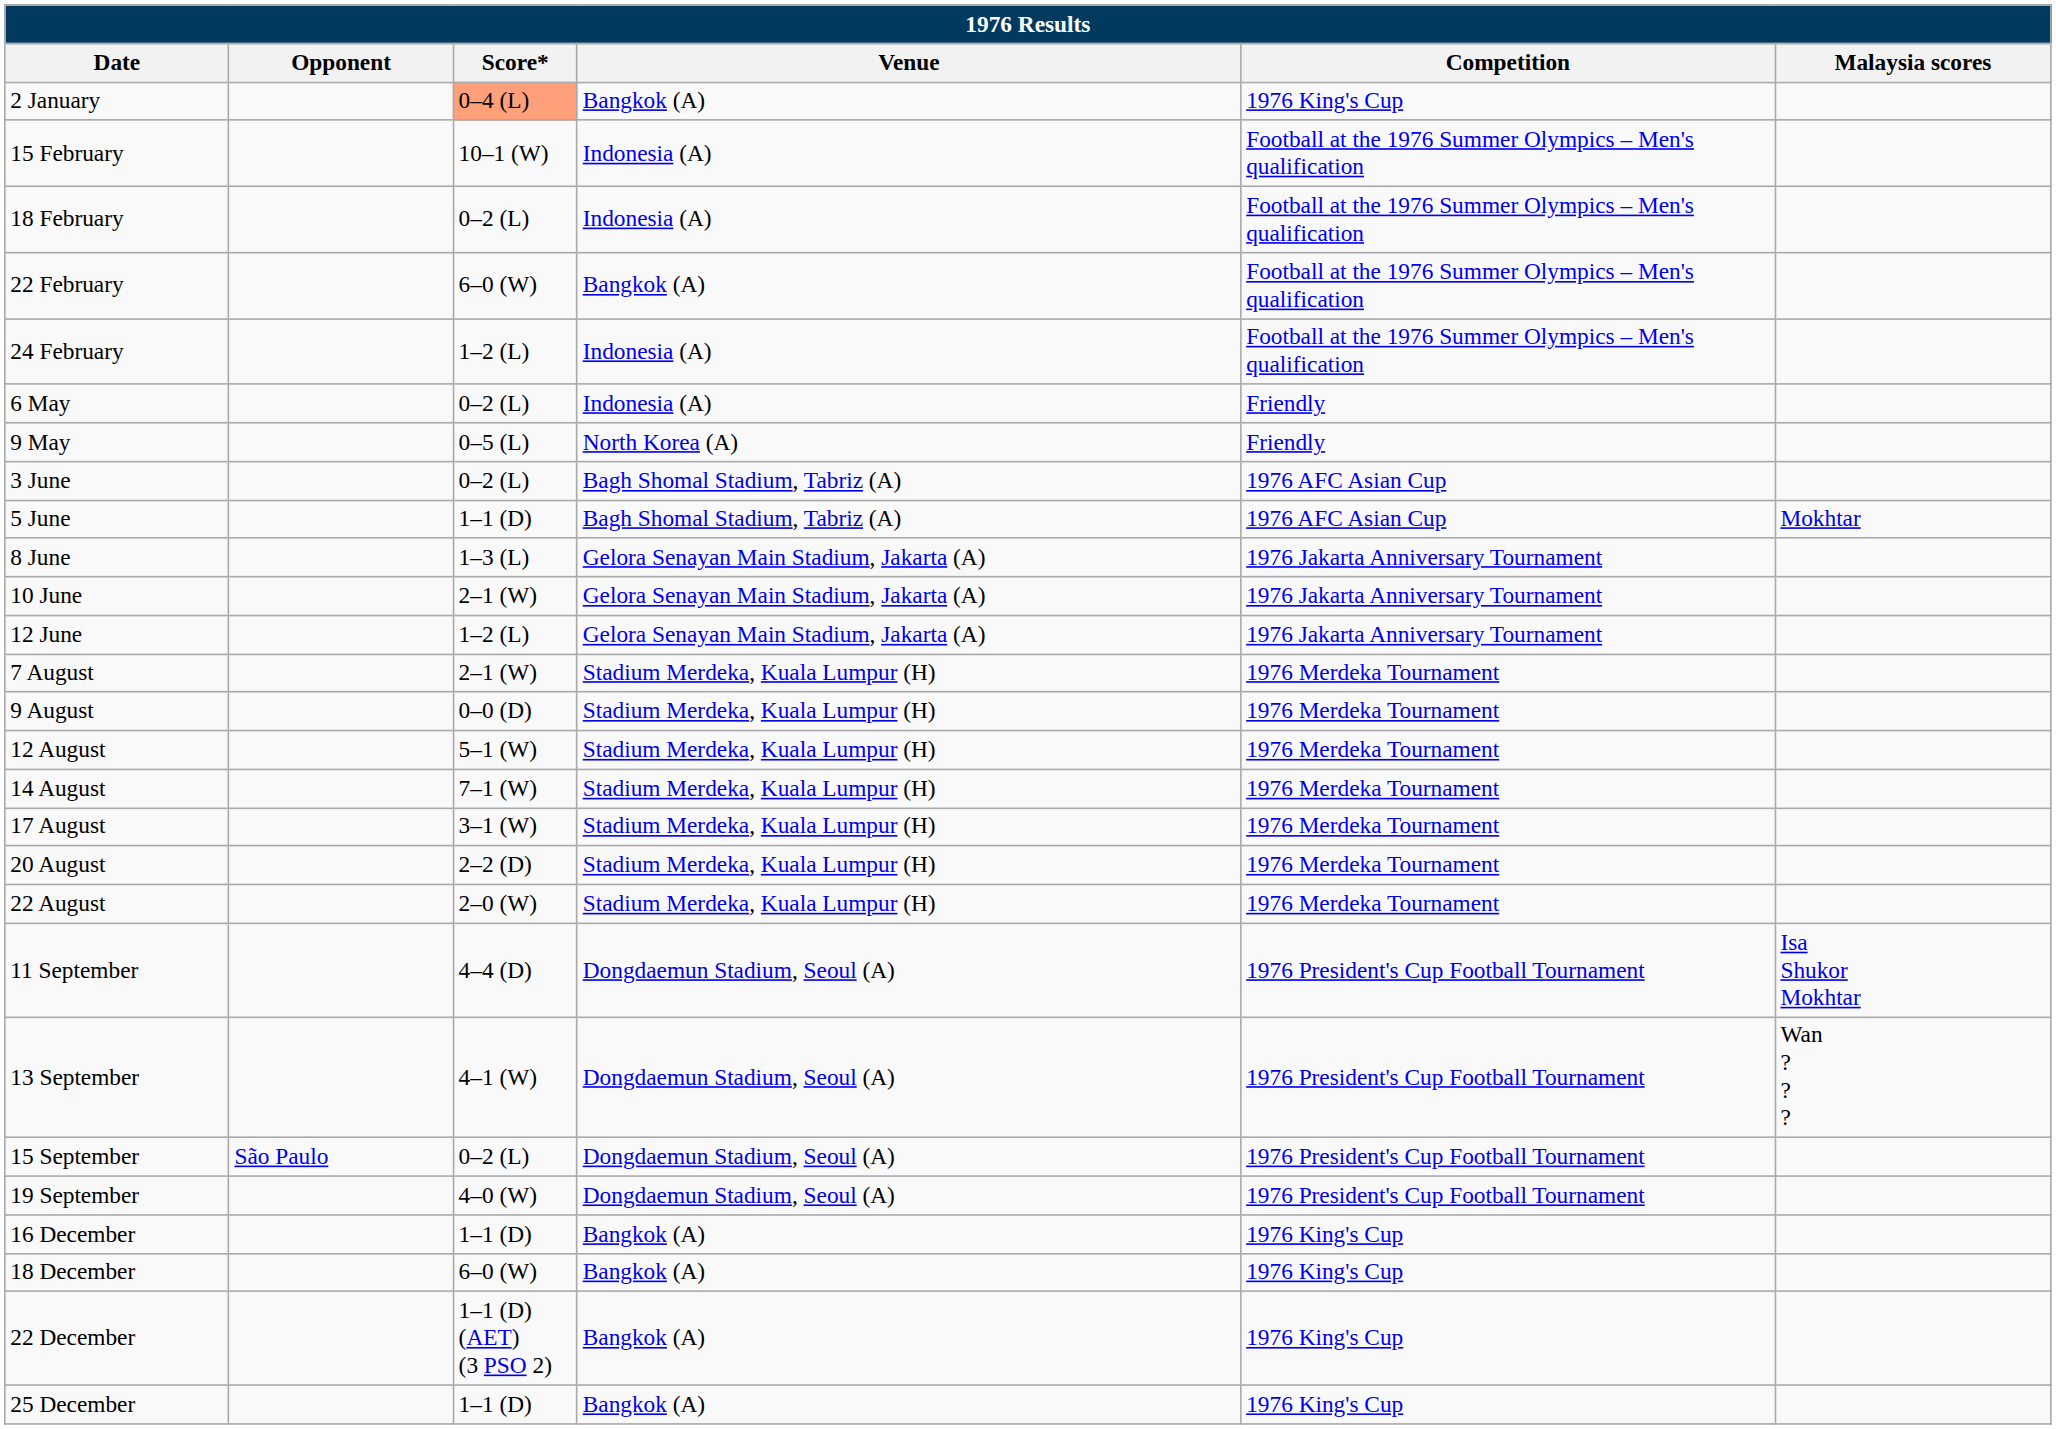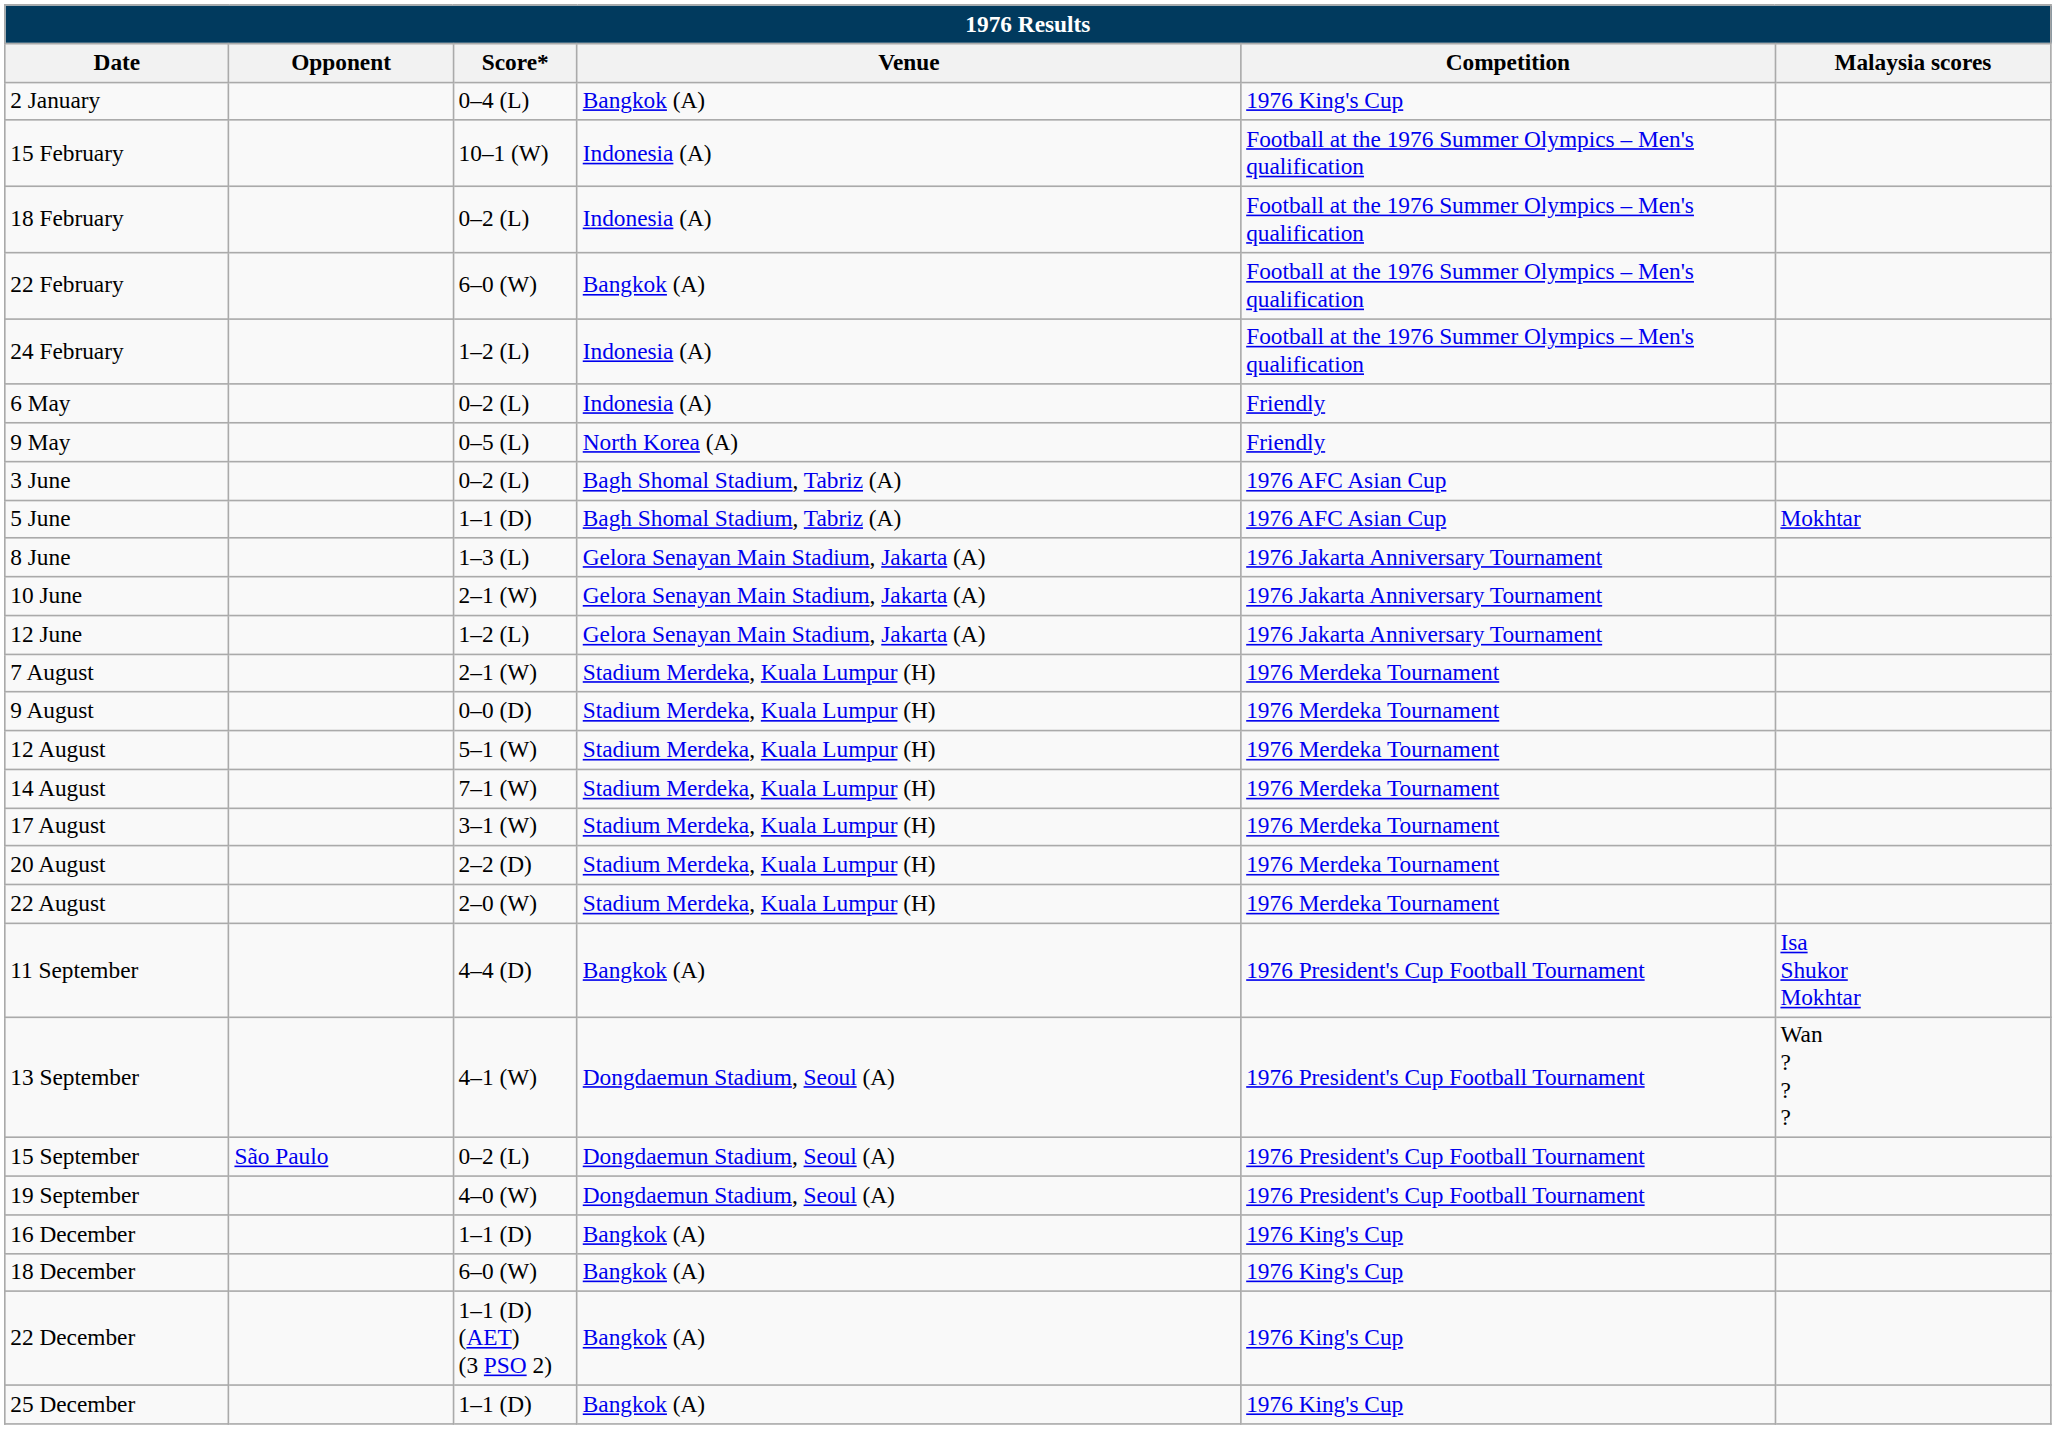(494, 101) lightsalmon background -> (494, 101) no background
(739, 969) Dongdaemun Stadium, Seoul (A) -> (644, 969) Bangkok (A)
